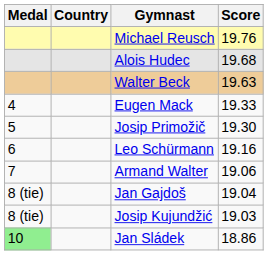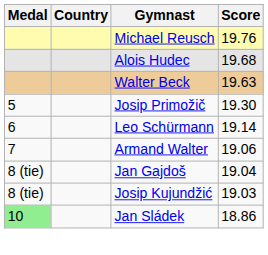- row: (154, 104)
(239, 149) 19.16 -> (239, 127) 19.14
